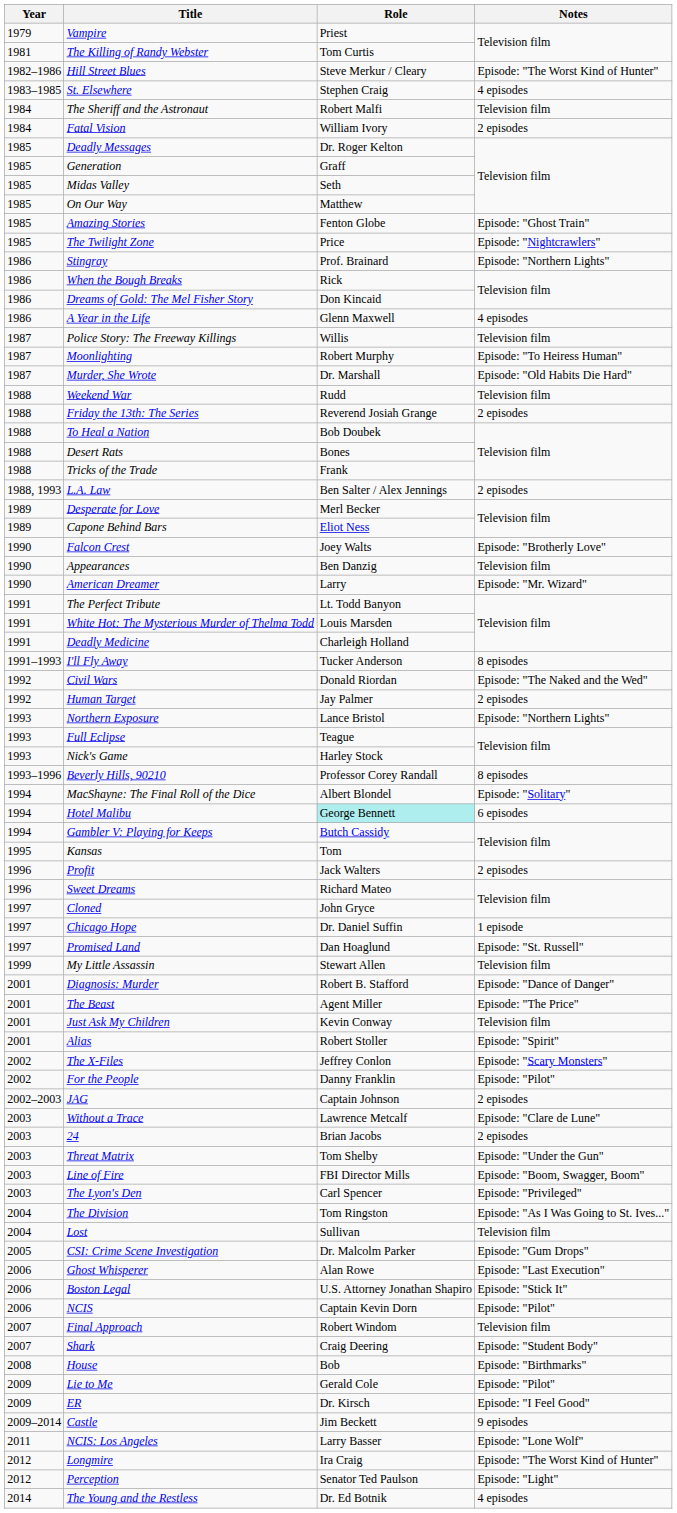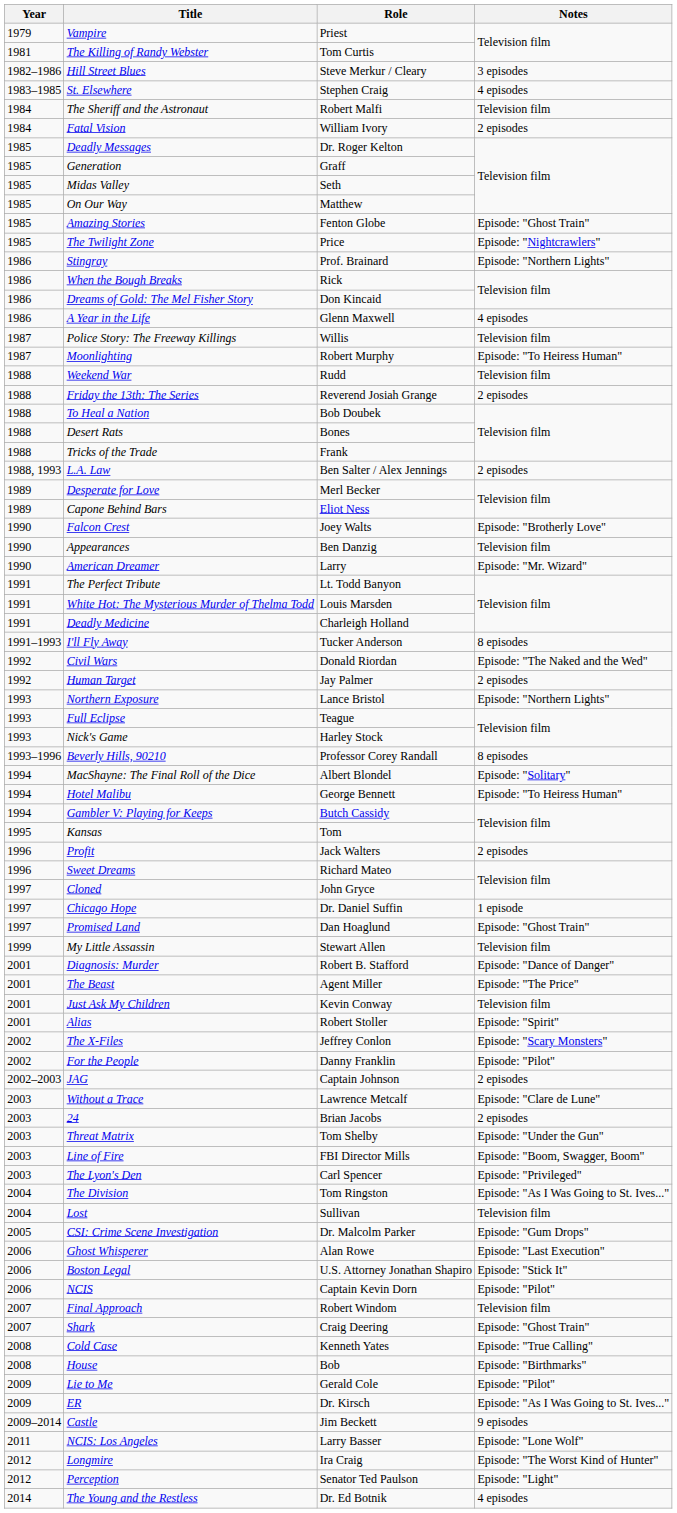(568, 71) Episode: "The Worst Kind of Hunter" -> (503, 71) 3 episodes
- row: (111, 375)
(357, 813) paleturquoise background -> (357, 794) no background
(503, 813) 6 episodes -> (550, 794) Episode: "To Heiress Human"
(531, 946) Episode: "St. Russell" -> (533, 927) Episode: "Ghost Train"
(538, 1346) Episode: "Student Body" -> (533, 1327) Episode: "Ghost Train"
+ row: (92, 1346)
(534, 1403) Episode: "I Feel Good" -> (573, 1403) Episode: "As I Was Going to St. Ives..."
